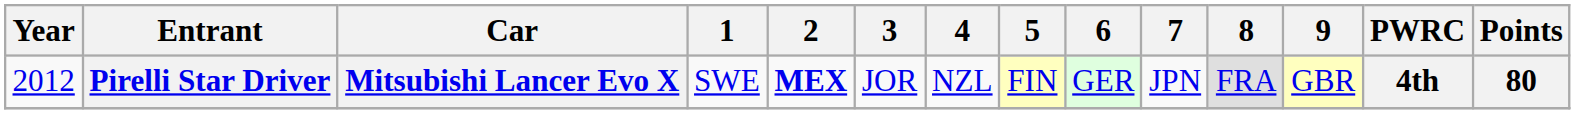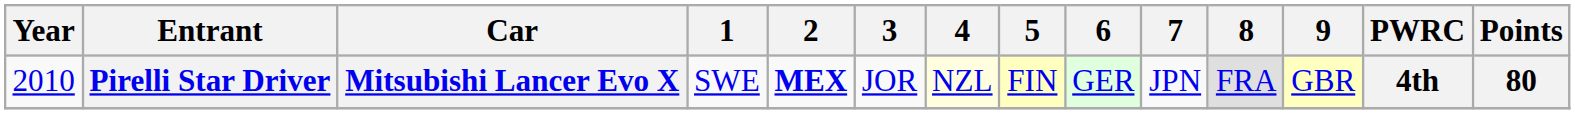(44, 81) 2012 -> (44, 81) 2010
(962, 81) no background -> (962, 81) lightyellow background
